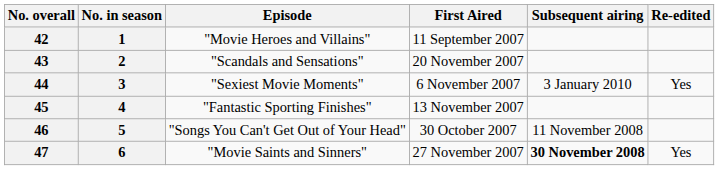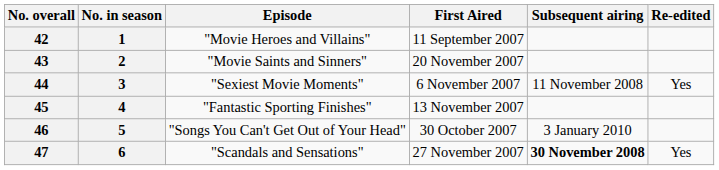(287, 61) "Scandals and Sensations" -> (287, 61) "Movie Saints and Sinners"
(588, 84) 3 January 2010 -> (588, 84) 11 November 2008
(588, 130) 11 November 2008 -> (588, 130) 3 January 2010
(287, 152) "Movie Saints and Sinners" -> (287, 152) "Scandals and Sensations"
